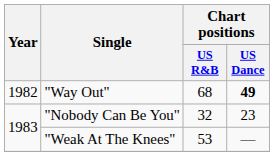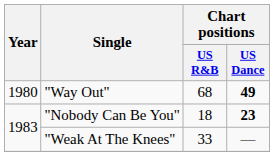(23, 92) 1982 -> (23, 92) 1980
(205, 115) 32 -> (205, 115) 18
(248, 115) normal -> (248, 115) bold
(205, 139) 53 -> (205, 139) 33
